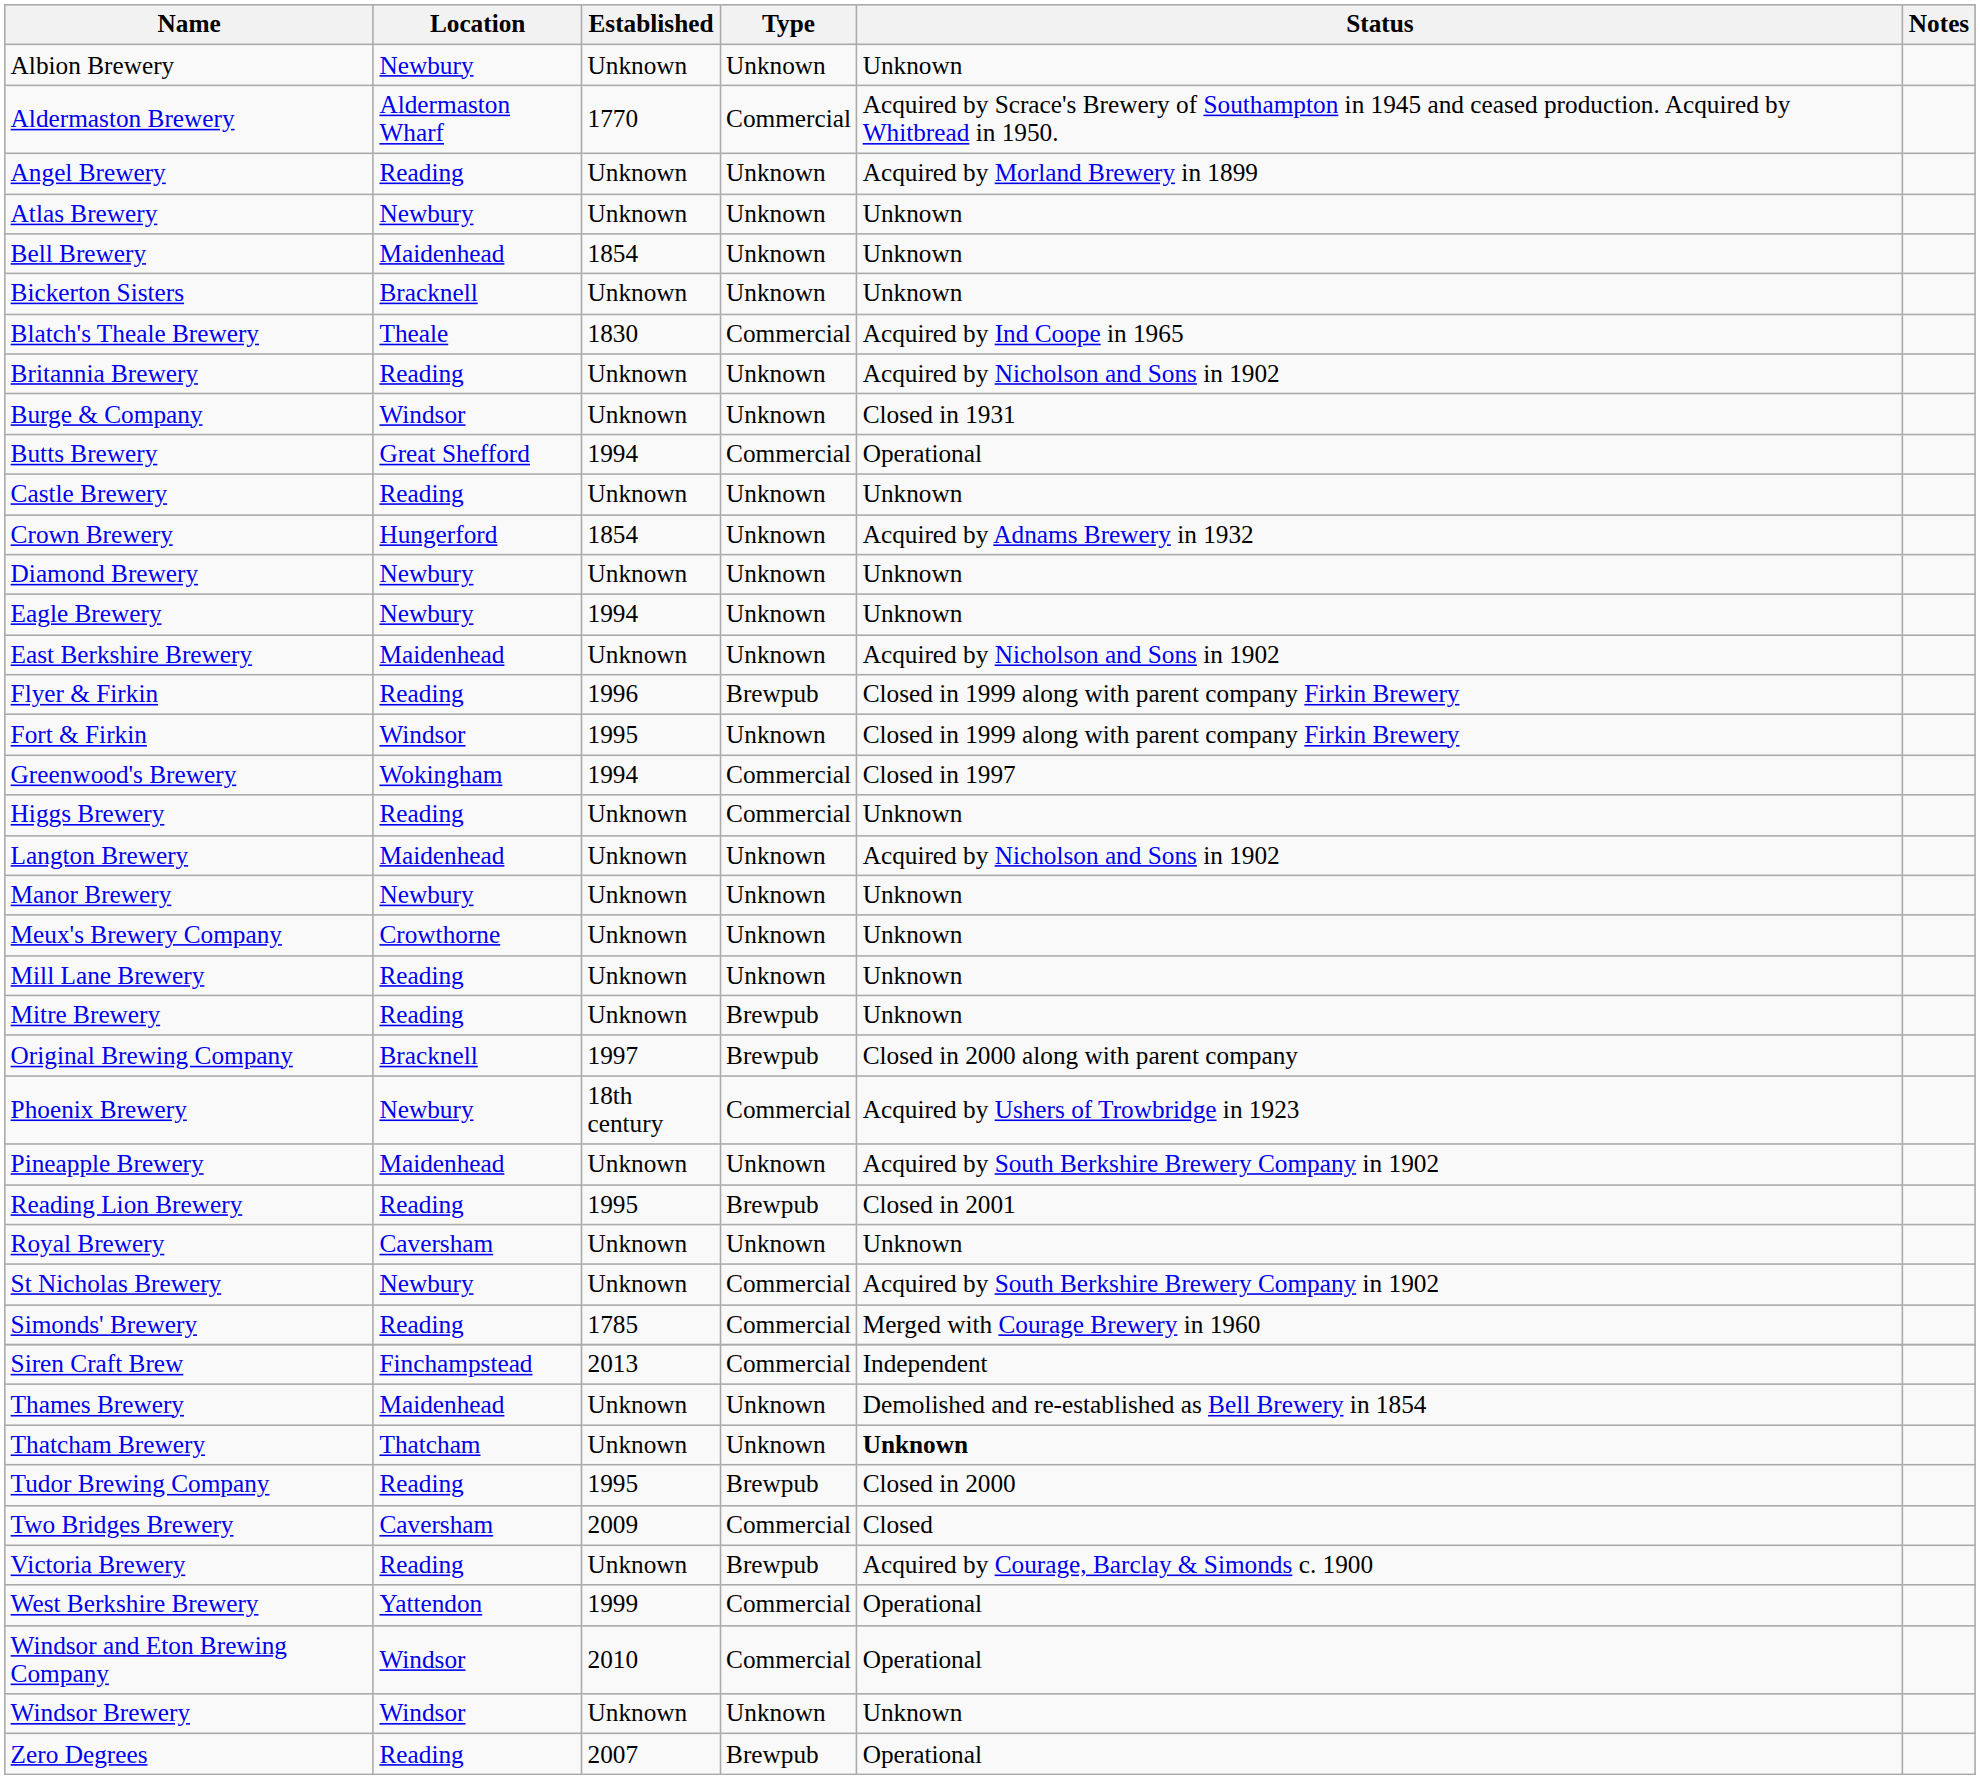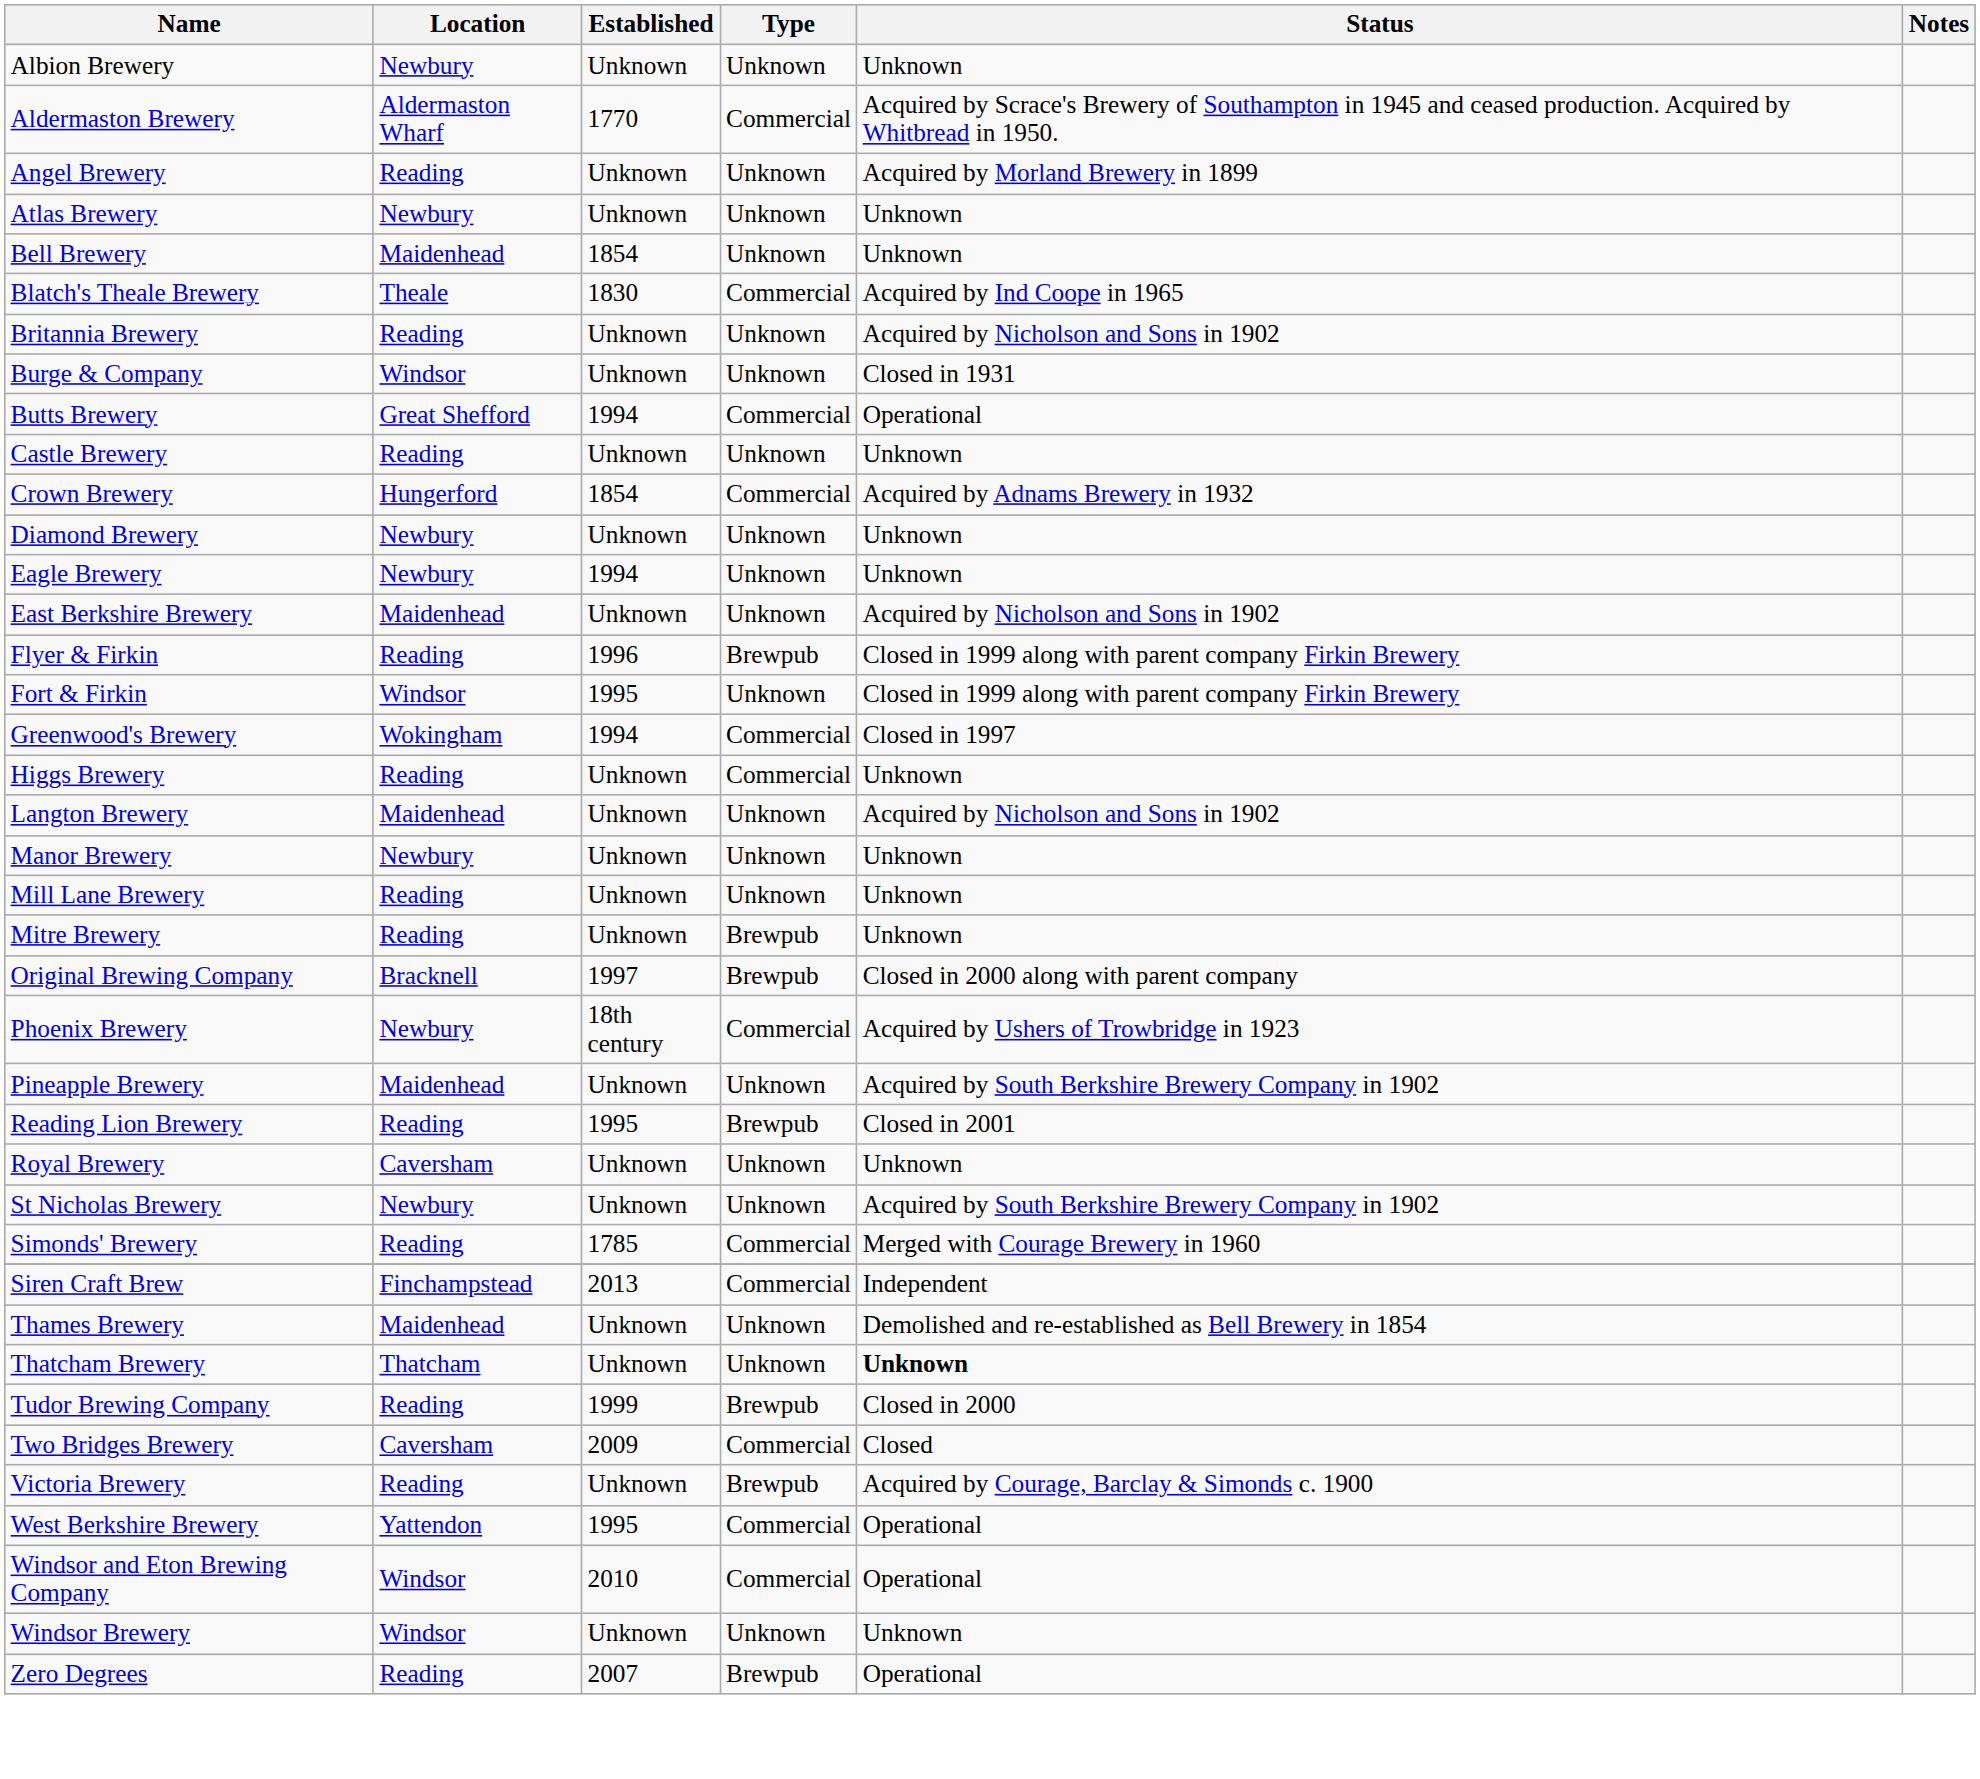- row: (97, 293)
(776, 534) Unknown -> (789, 494) Commercial
- row: (146, 935)
(789, 1284) Commercial -> (776, 1204) Unknown
(613, 1484) 1995 -> (613, 1404) 1999
(613, 1604) 1999 -> (613, 1524) 1995
